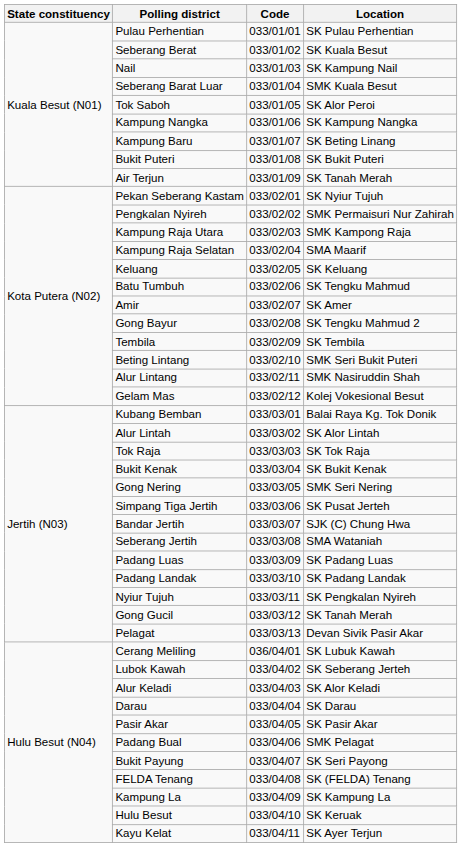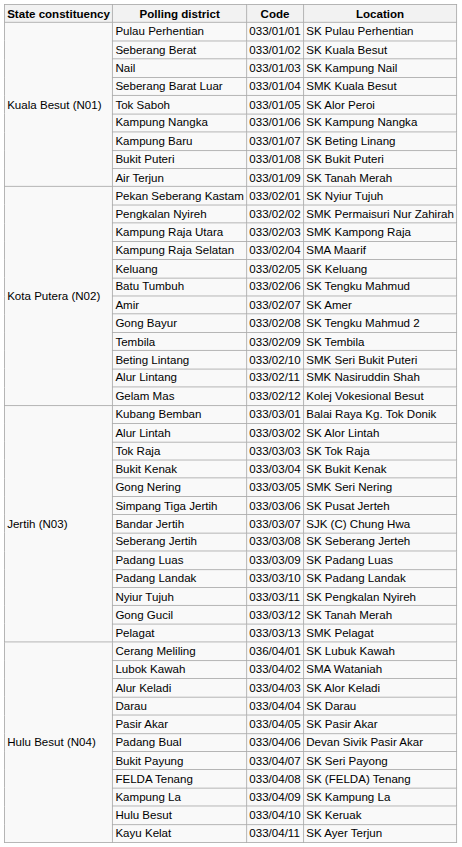(344, 542) SMA Wataniah -> (358, 542) SK Seberang Jerteh
(365, 633) Devan Sivik Pasir Akar -> (340, 633) SMK Pelagat
(358, 669) SK Seberang Jerteh -> (344, 669) SMA Wataniah
(340, 742) SMK Pelagat -> (365, 742) Devan Sivik Pasir Akar
